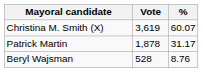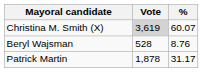(148, 28) no background -> (148, 28) lightgrey background
rows swapped: (37, 43) <-> (40, 59)
